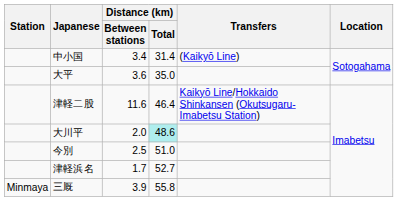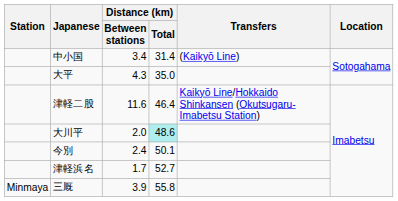(139, 75) 3.6 -> (139, 75) 4.3
(139, 151) 2.5 -> (139, 151) 2.4
(165, 151) 51.0 -> (165, 151) 50.1
